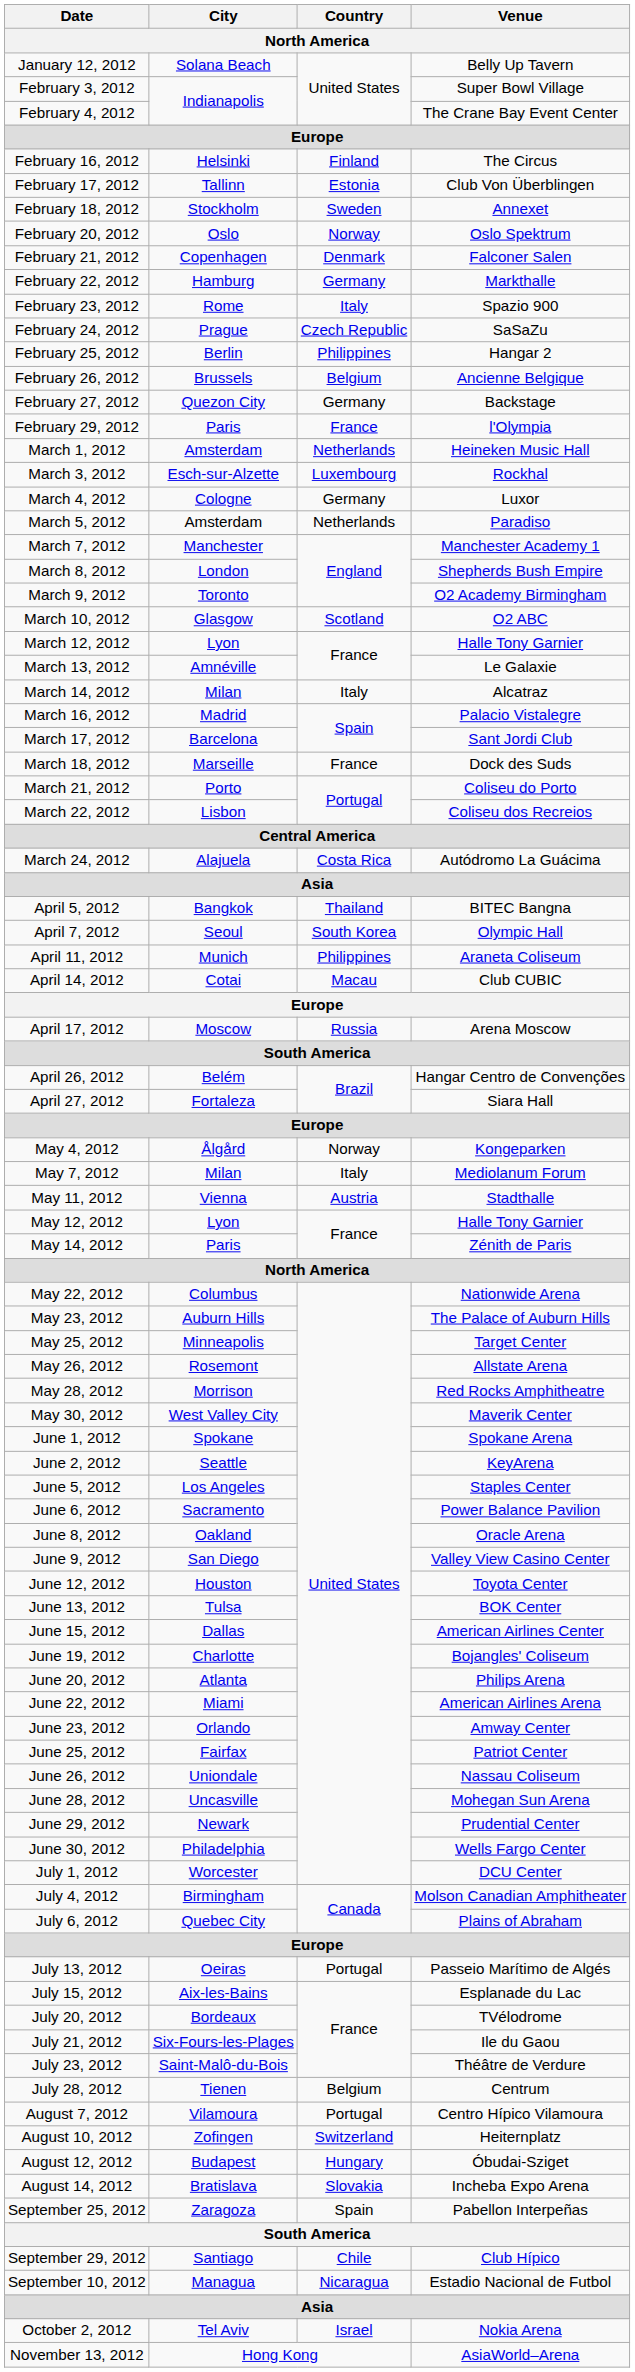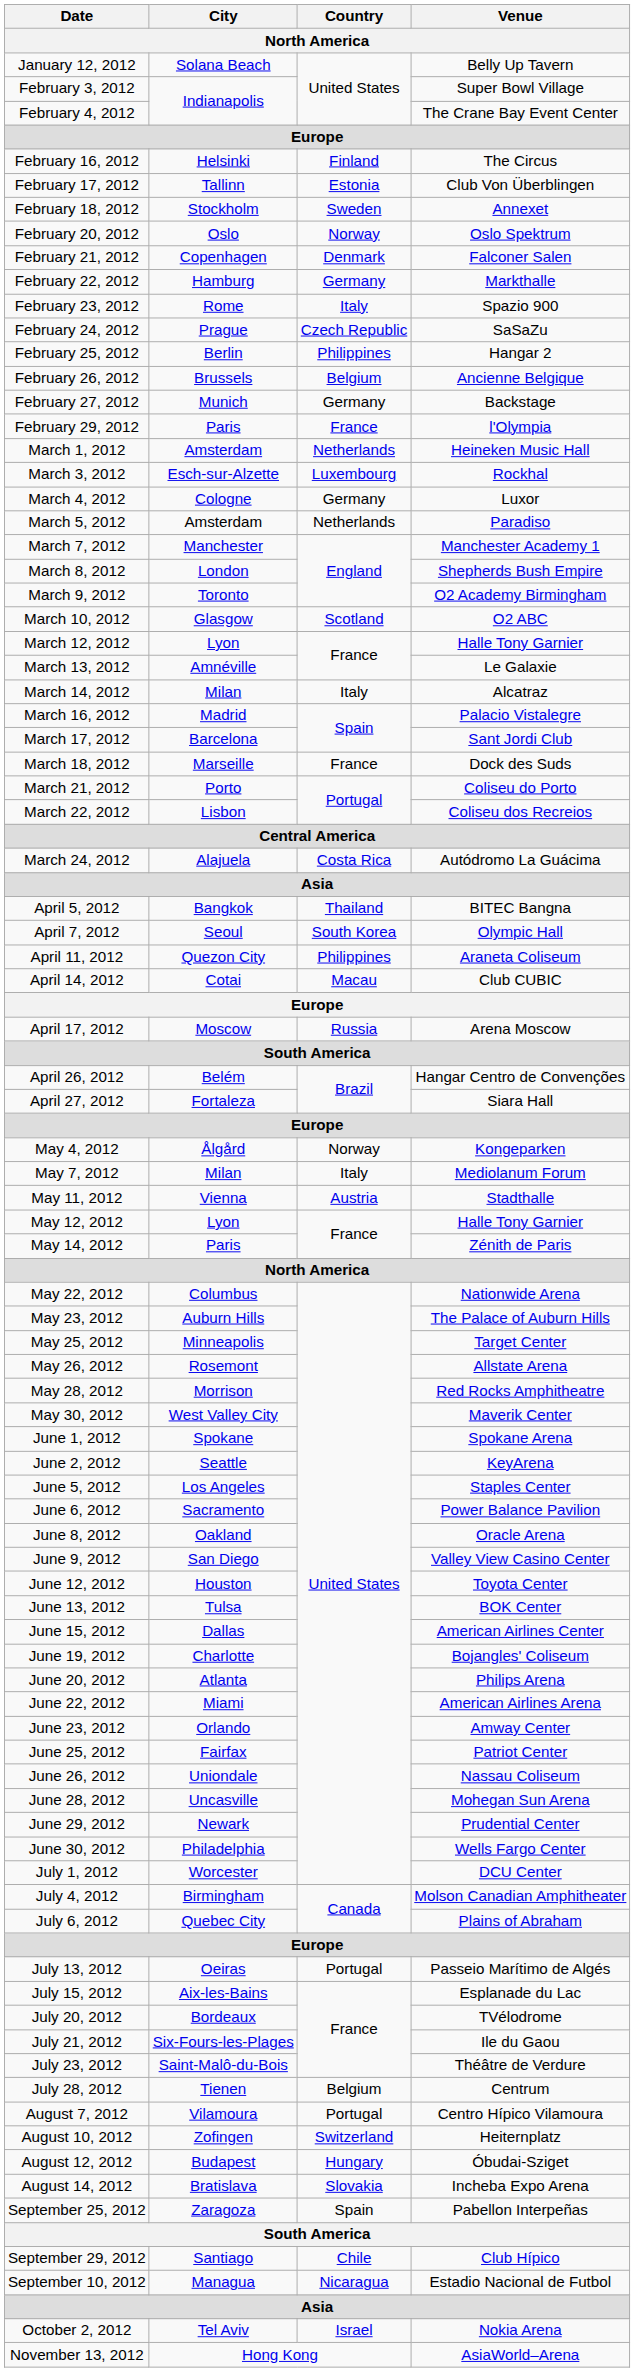(223, 402) Quezon City -> (223, 402) Munich
(223, 956) Munich -> (223, 956) Quezon City
